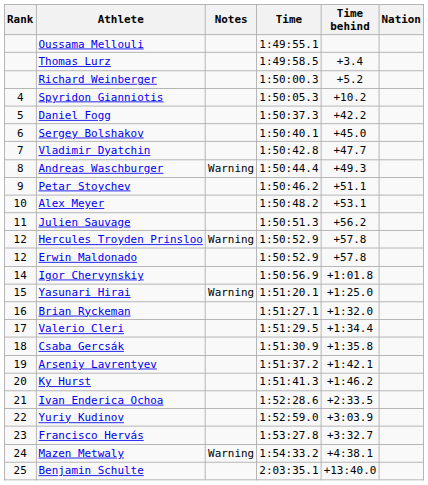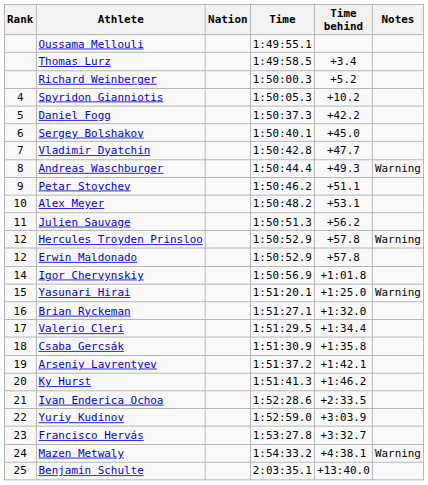columns swapped: (401, 20) <-> (231, 20)
